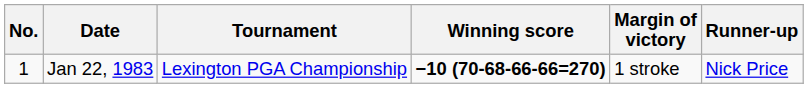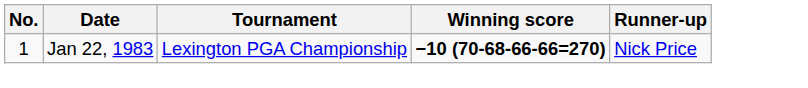- column: (656, 30)
